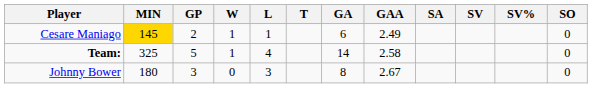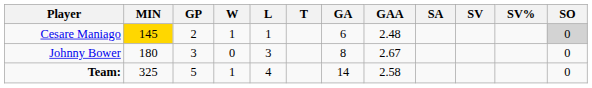(390, 33) 2.49 -> (390, 33) 2.48
(567, 33) no background -> (567, 33) lightgrey background
rows swapped: (85, 72) <-> (104, 53)
